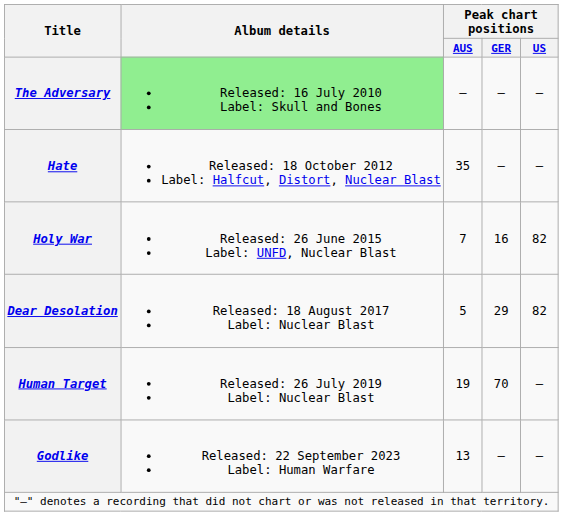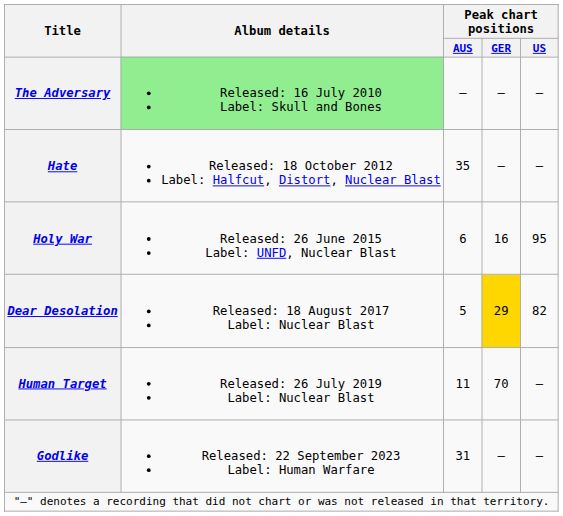(463, 238) 7 -> (463, 238) 6
(539, 238) 82 -> (539, 238) 95
(501, 311) no background -> (501, 311) gold background
(463, 383) 19 -> (463, 383) 11
(463, 456) 13 -> (463, 456) 31
